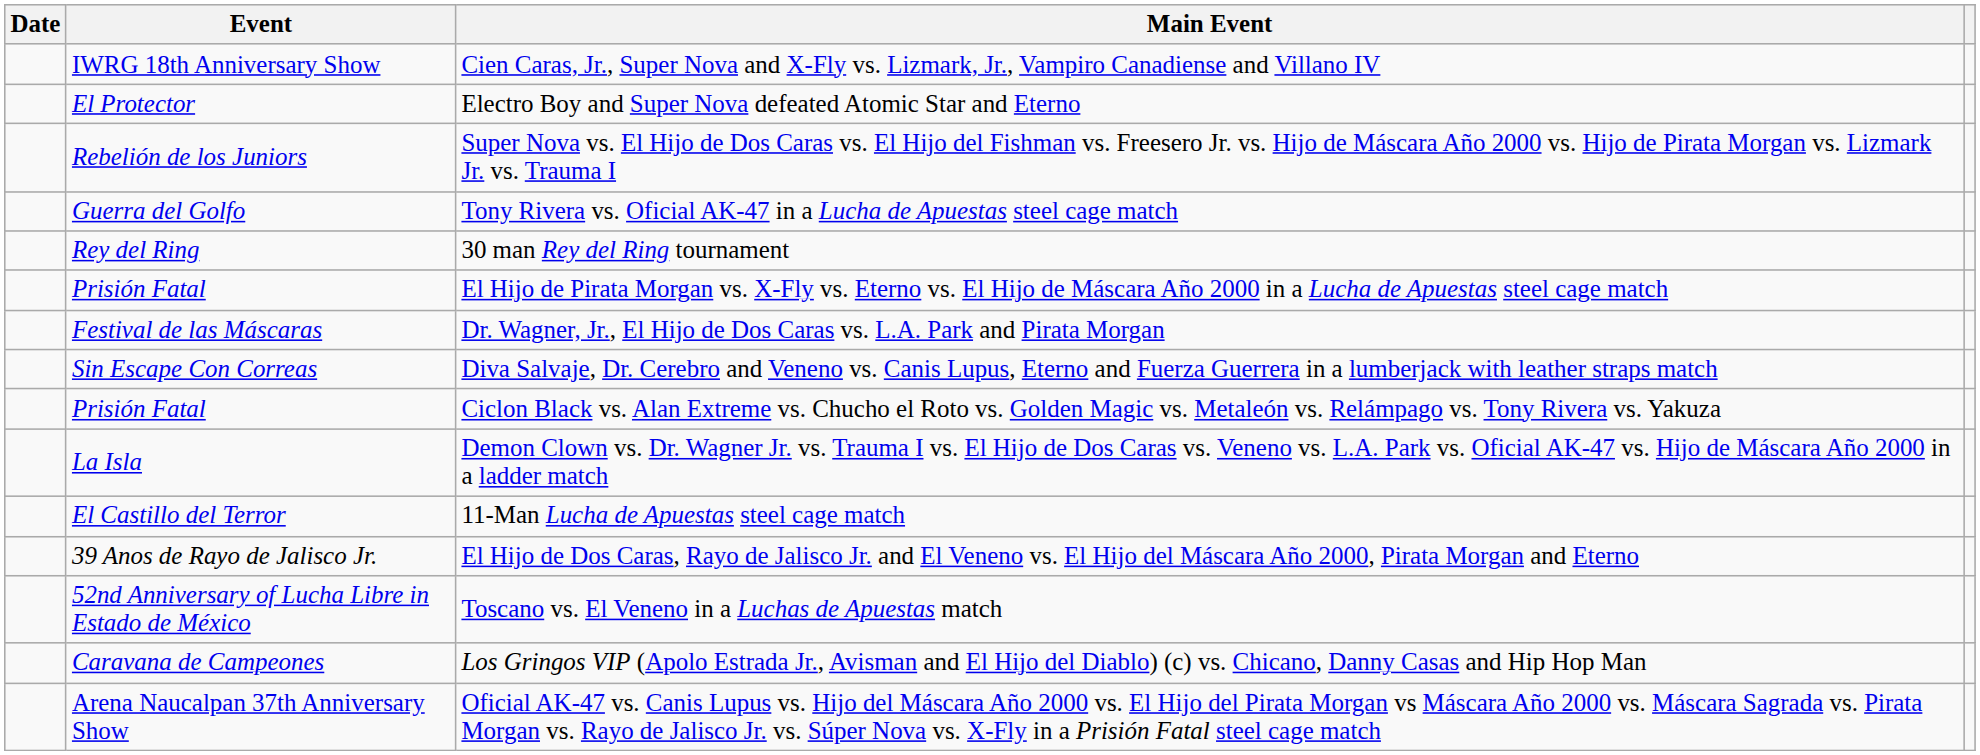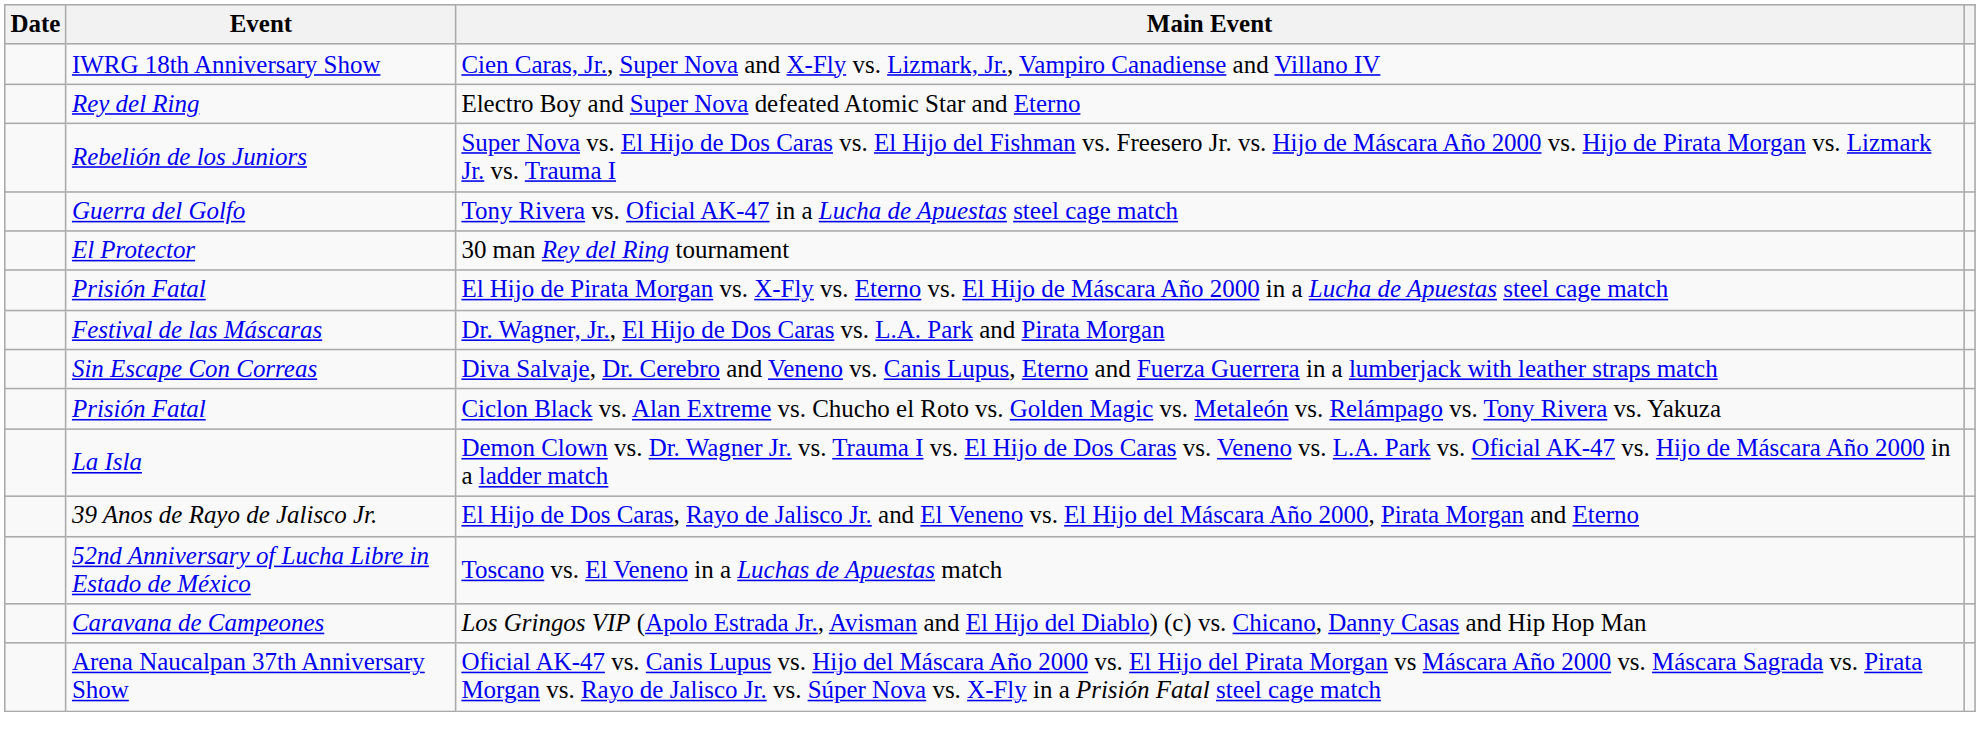(134, 103) El Protector -> (136, 103) Rey del Ring
(136, 250) Rey del Ring -> (134, 250) El Protector
- row: (683, 515)
